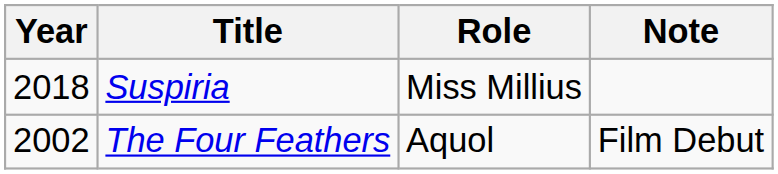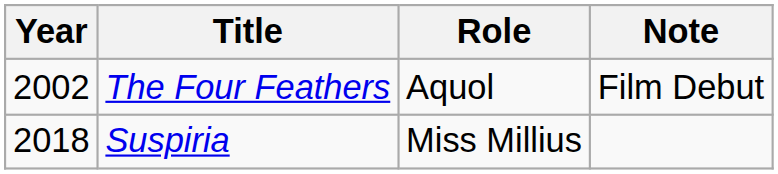rows swapped: (248, 140) <-> (168, 86)
